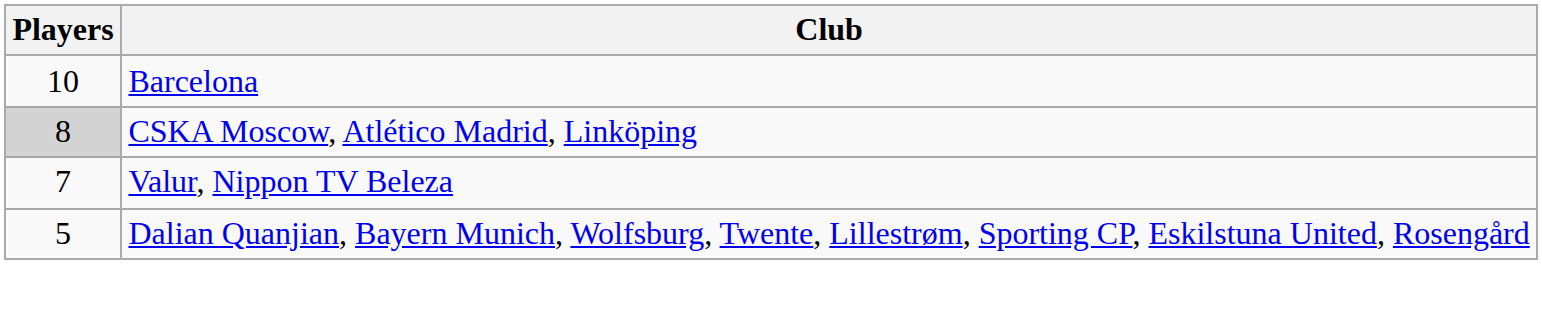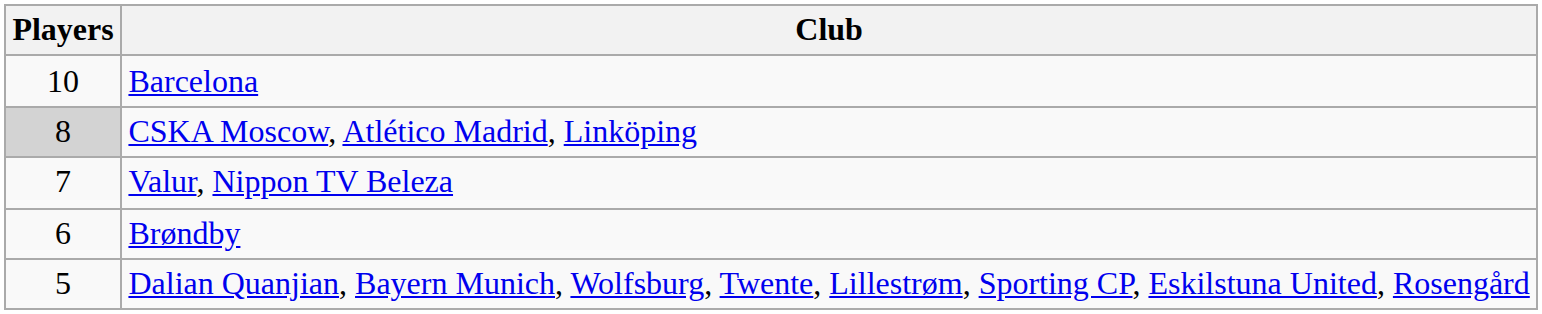+ row: (184, 232)
